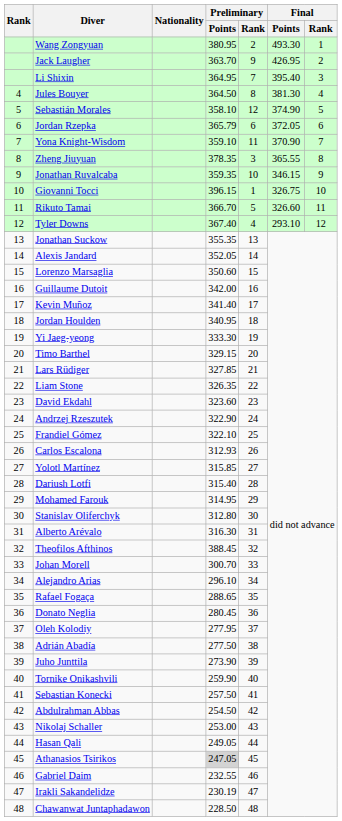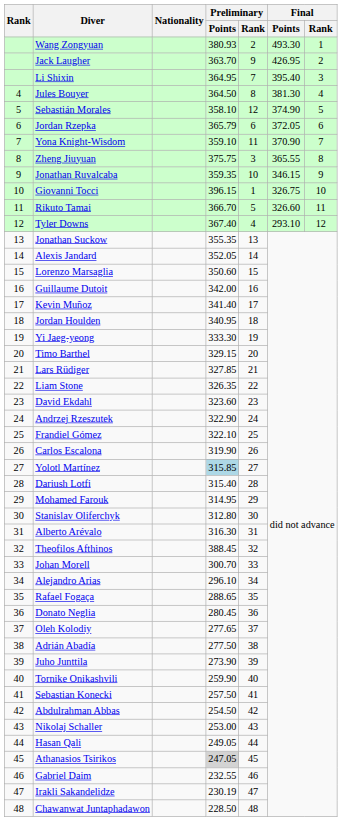(222, 45) 380.95 -> (222, 45) 380.93
(222, 158) 378.35 -> (222, 158) 375.75
(222, 451) 312.93 -> (222, 451) 319.90
(222, 467) no background -> (222, 467) lightblue background
(222, 629) 277.95 -> (222, 629) 277.65
